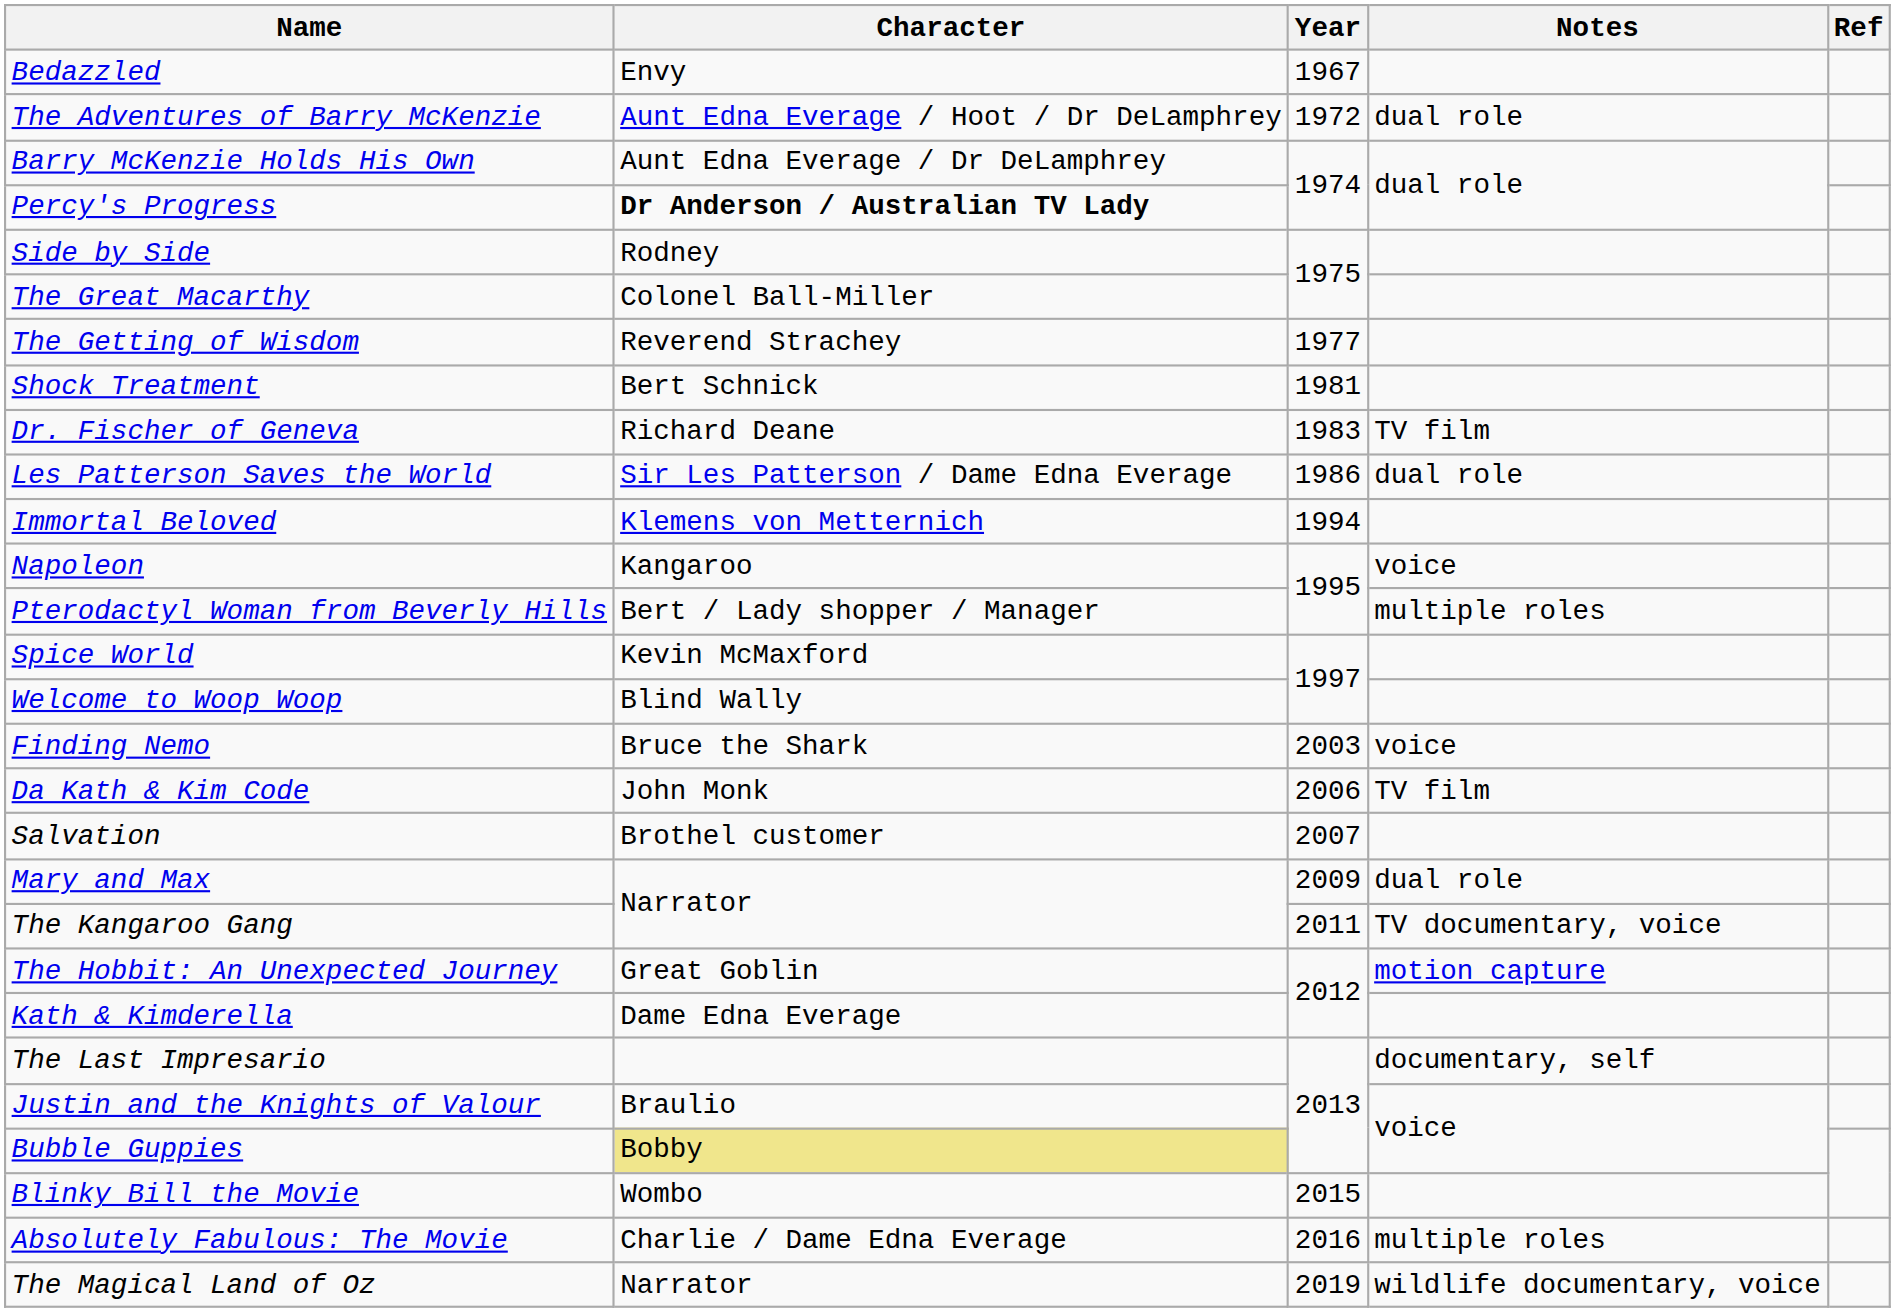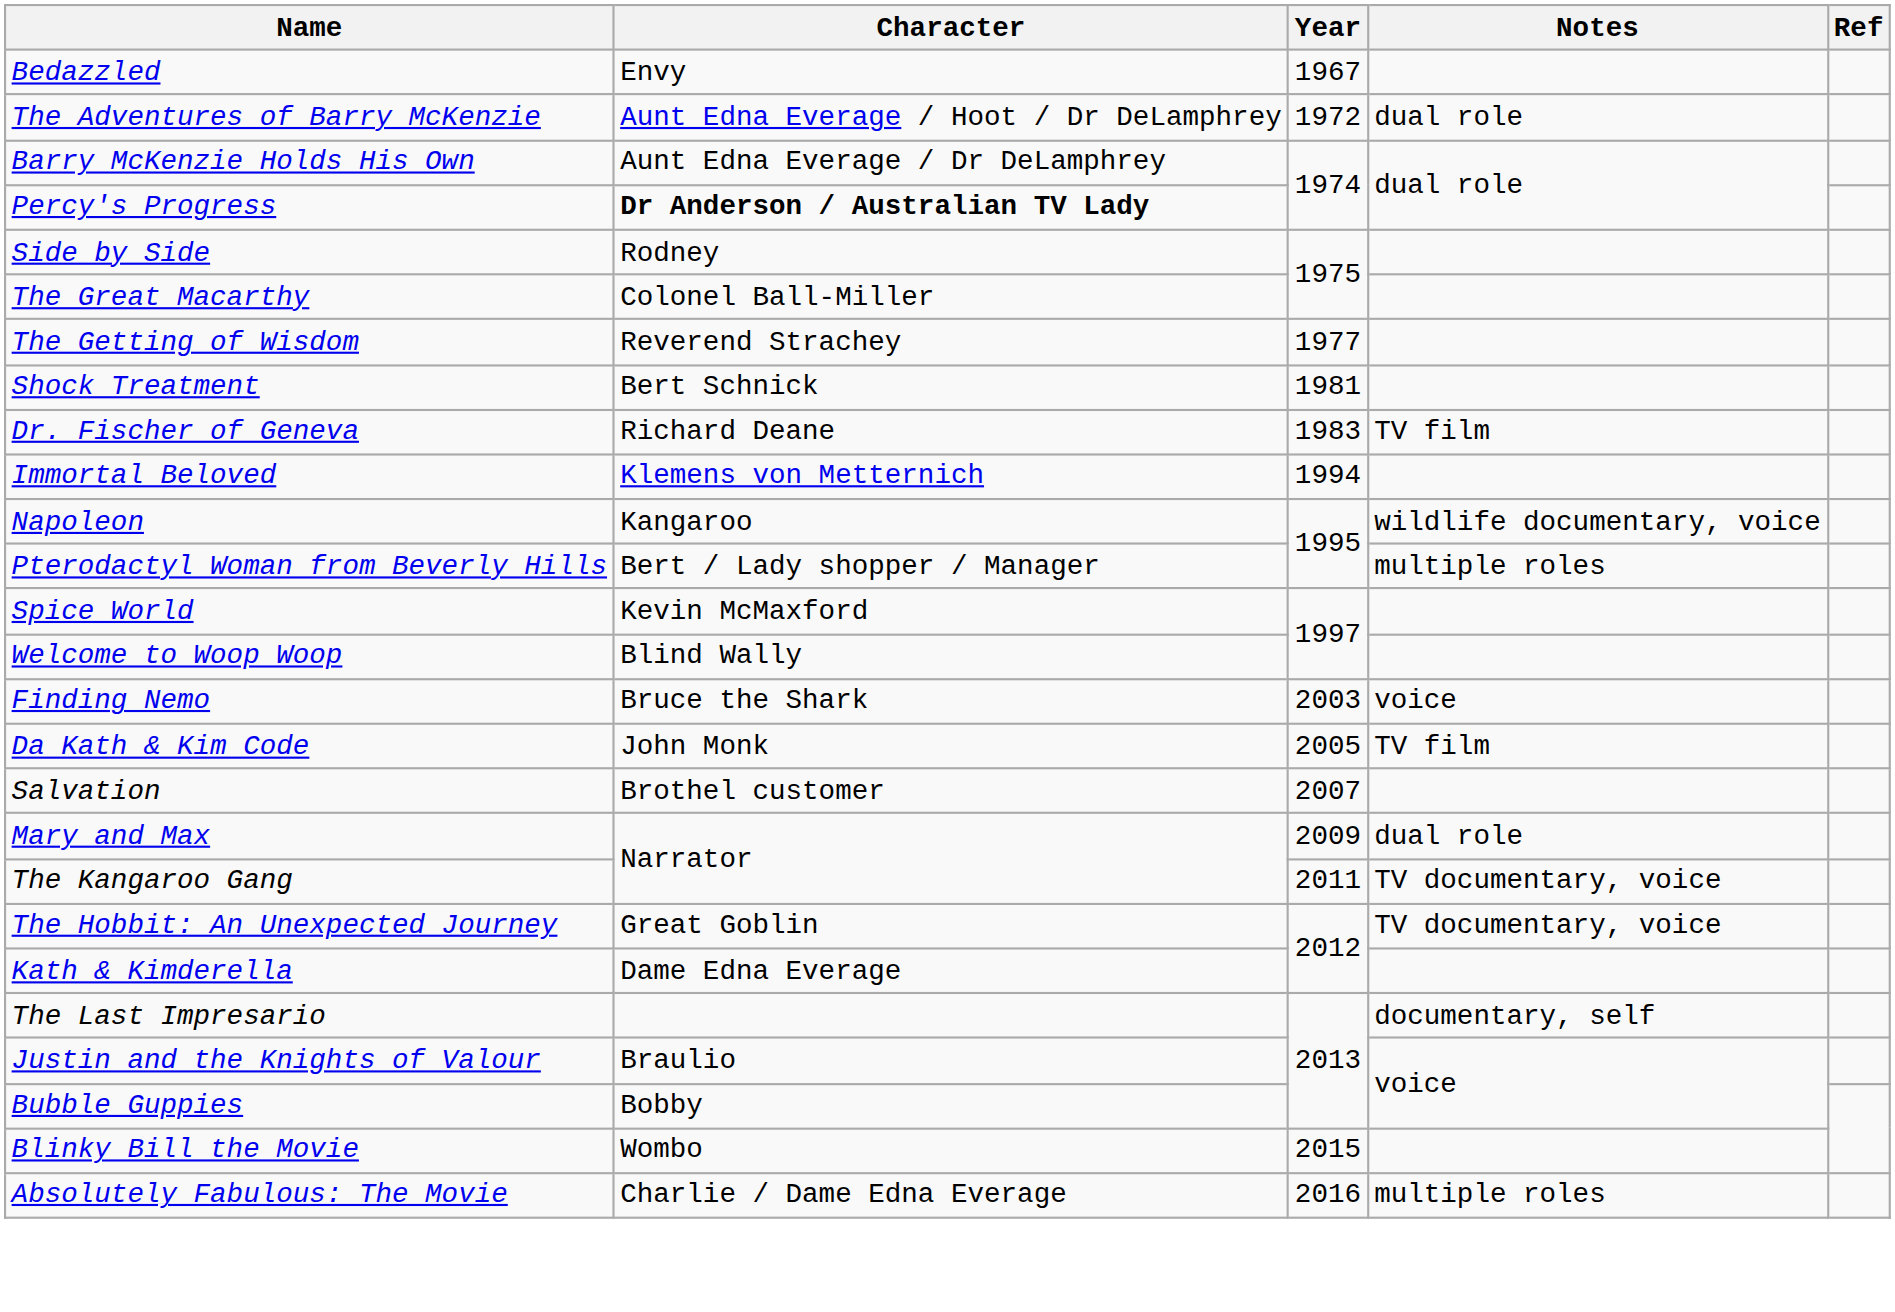- row: (251, 477)
(1416, 567) voice -> (1597, 522) wildlife documentary, voice
(1328, 791) 2006 -> (1328, 746) 2005
(1490, 971) motion capture -> (1548, 926) TV documentary, voice
(662, 1150) khaki background -> (662, 1106) no background
- row: (194, 1285)
